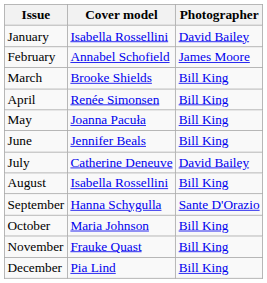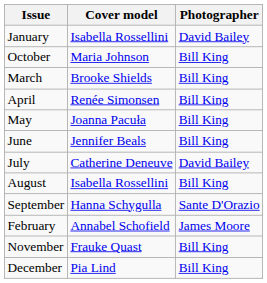rows swapped: (31, 57) <-> (29, 225)
